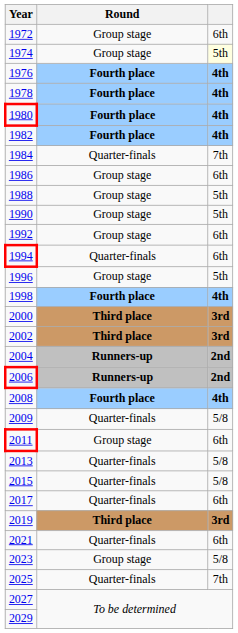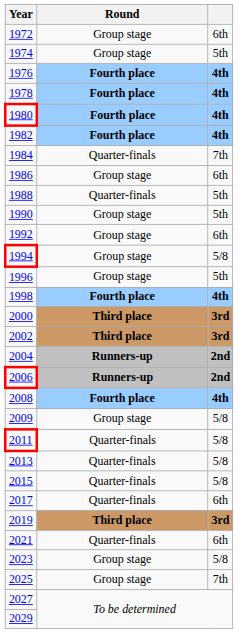(220, 54) lightyellow background -> (220, 54) no background
(122, 195) Group stage -> (122, 195) Quarter-finals
(123, 256) Quarter-finals -> (123, 256) Group stage
(220, 256) 6th -> (220, 256) 5/8
(122, 419) Quarter-finals -> (122, 419) Group stage
(123, 440) Group stage -> (123, 440) Quarter-finals
(220, 440) 6th -> (220, 440) 5/8
(122, 579) Quarter-finals -> (122, 579) Group stage
